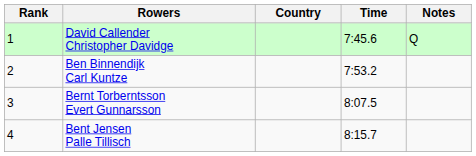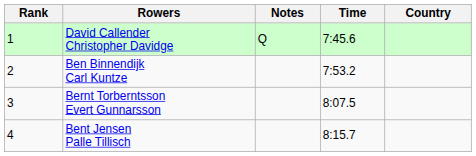columns swapped: (298, 13) <-> (439, 13)
